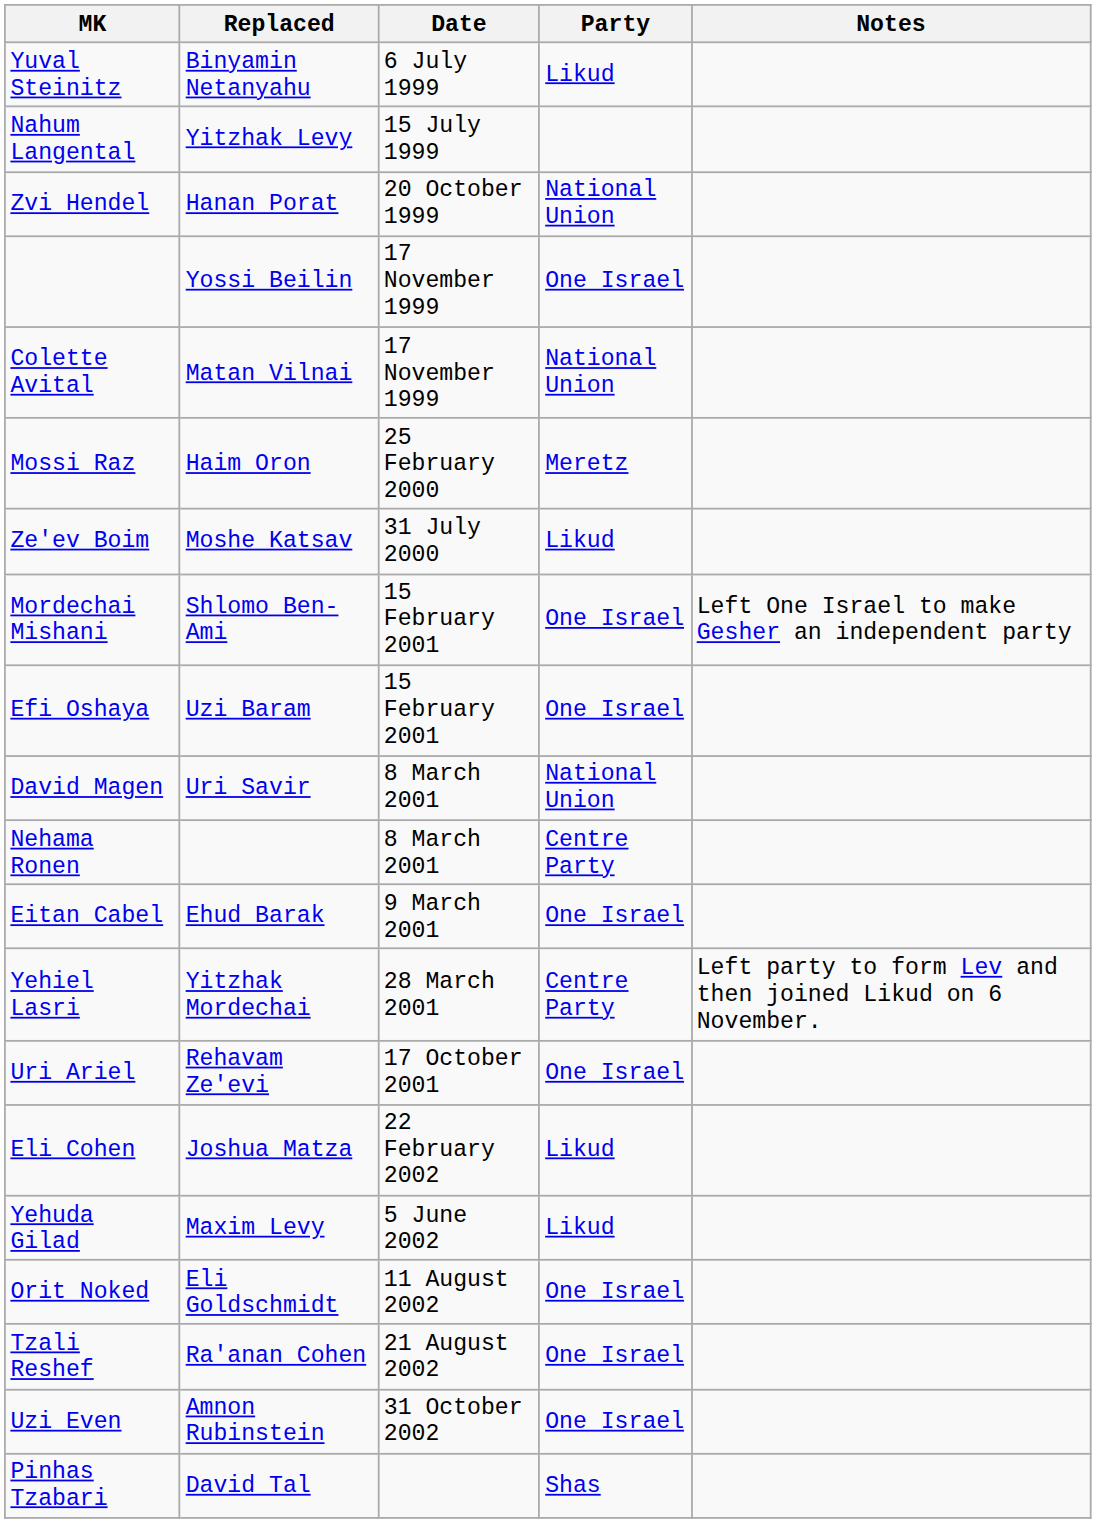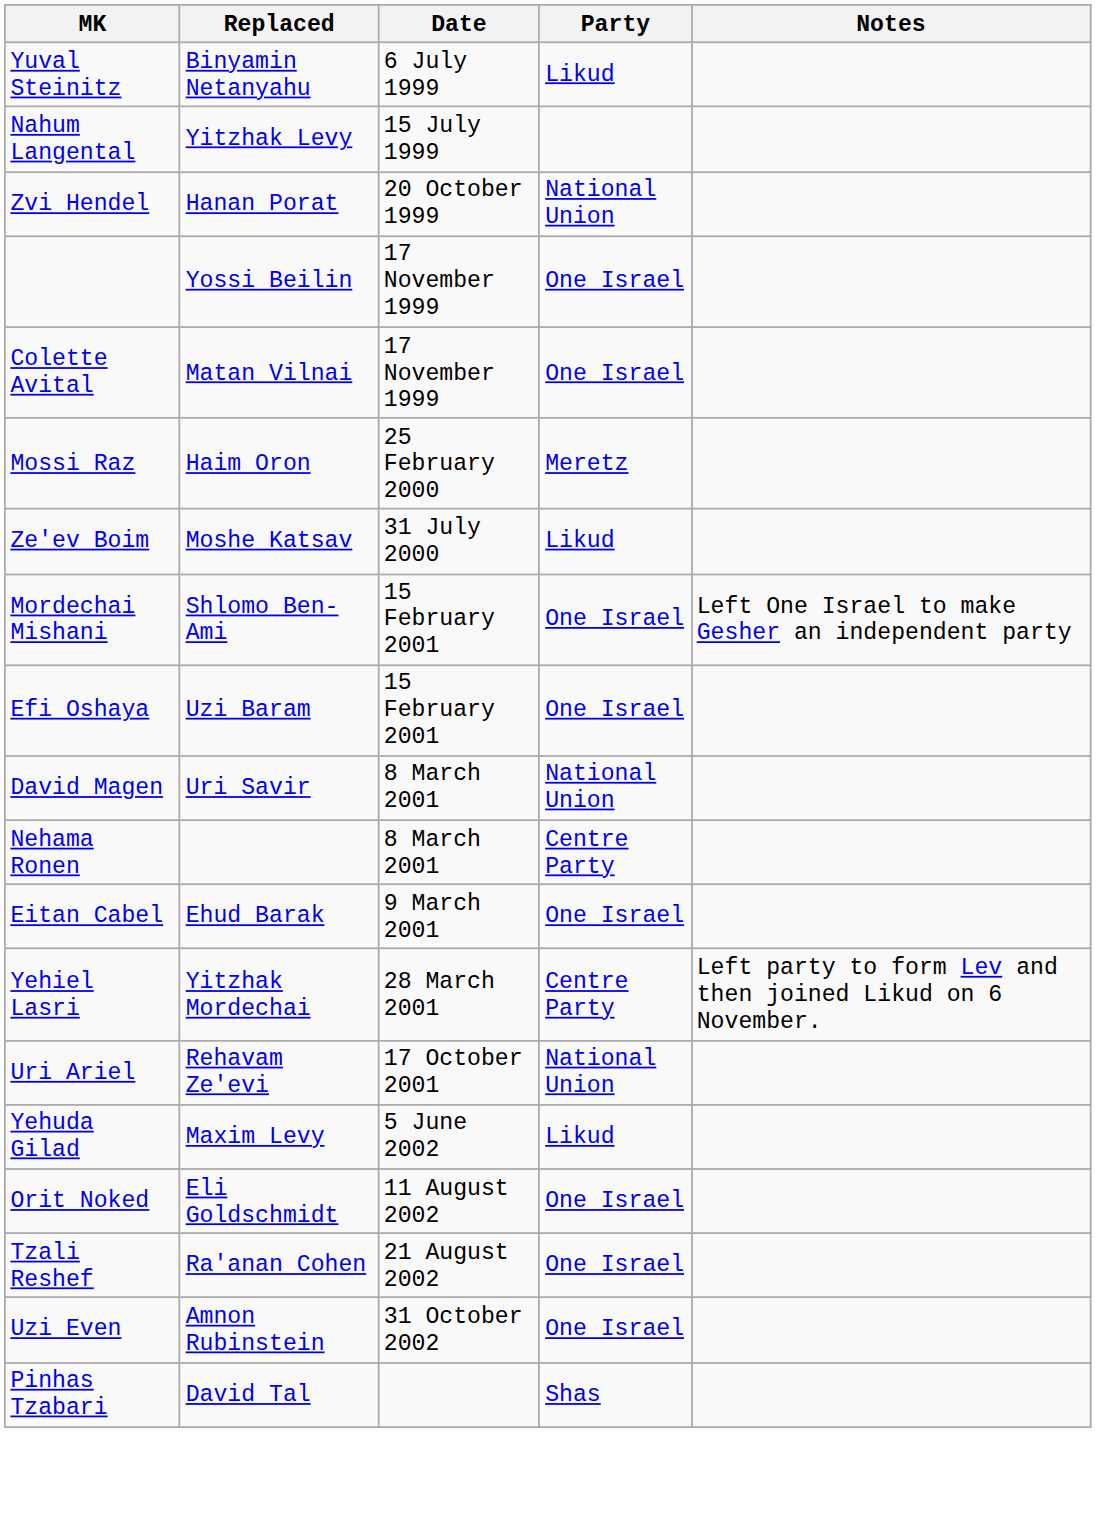(601, 373) National Union -> (615, 373) One Israel
(615, 1072) One Israel -> (601, 1072) National Union
- row: (73, 1150)
